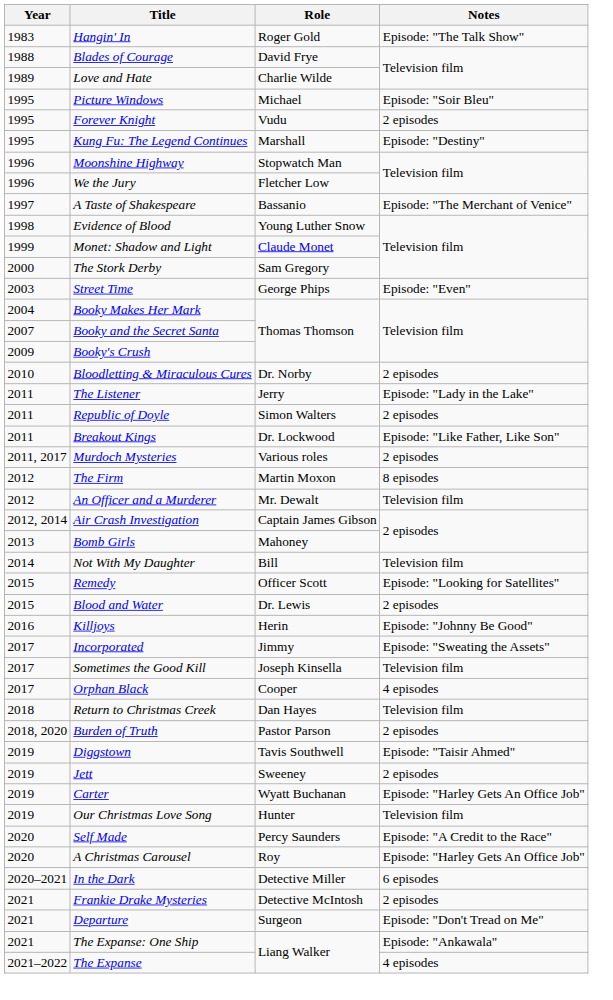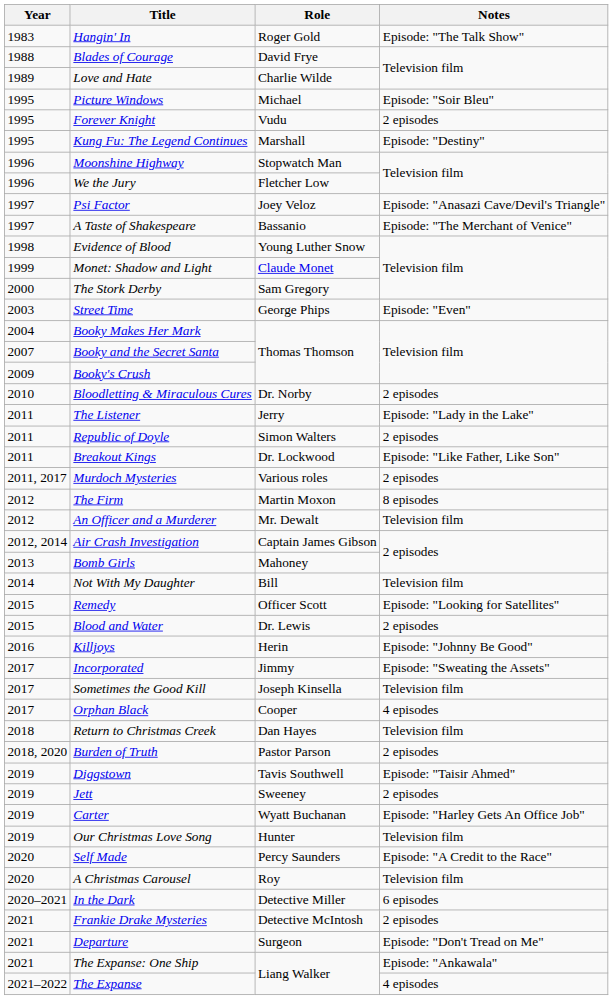+ row: (102, 204)
(484, 857) Episode: "Harley Gets An Office Job" -> (423, 878) Television film
